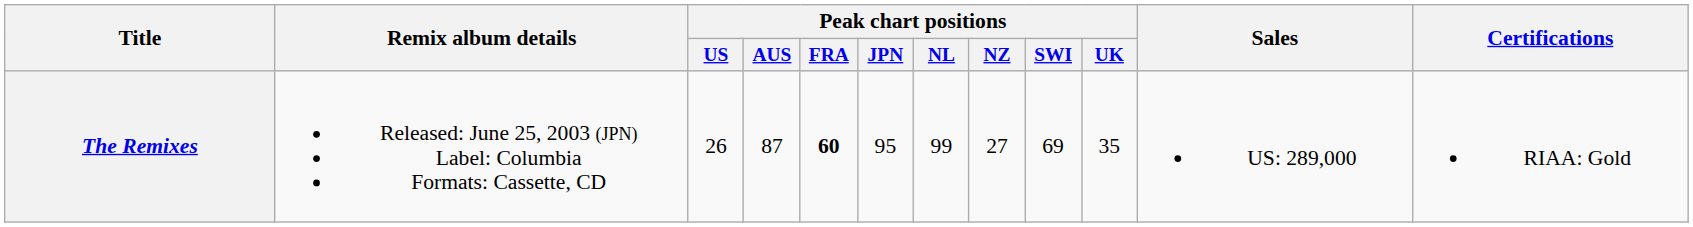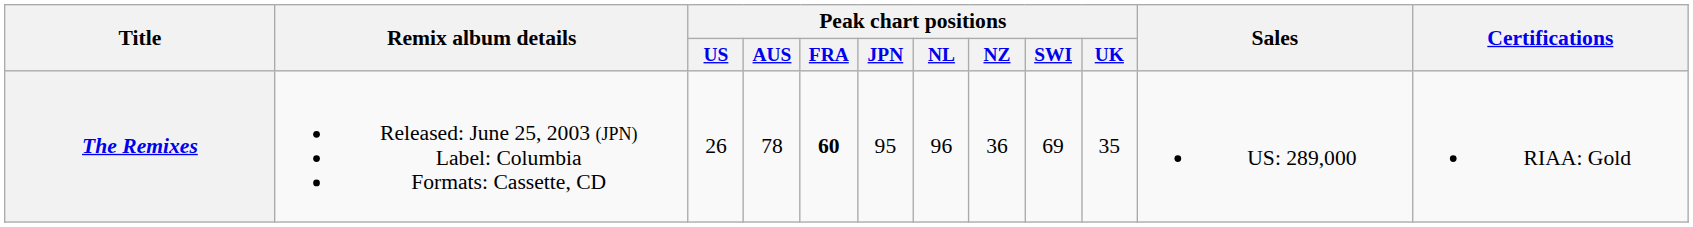(772, 145) 87 -> (772, 145) 78
(941, 145) 99 -> (941, 145) 96
(997, 145) 27 -> (997, 145) 36
